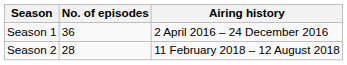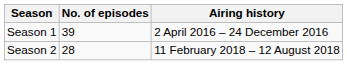(68, 32) 36 -> (68, 32) 39
